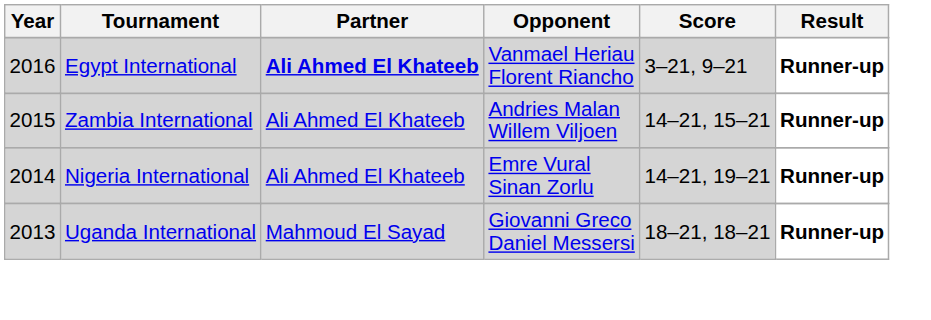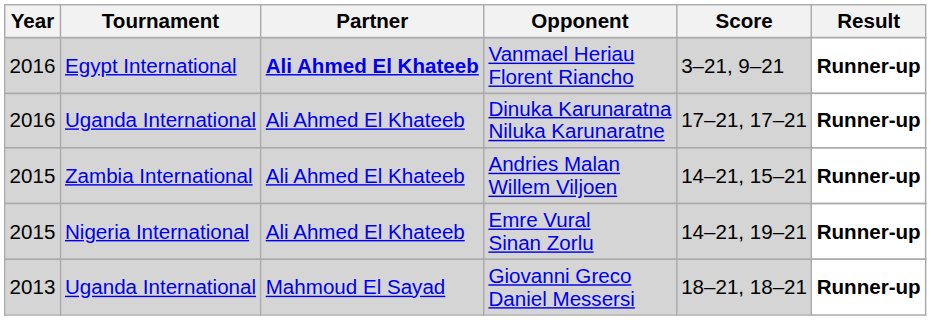+ row: (580, 121)
(32, 176) 2014 -> (32, 232) 2015
